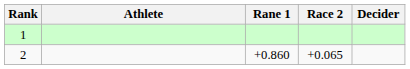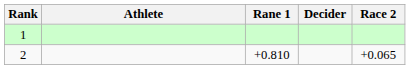columns swapped: (325, 14) <-> (378, 14)
(272, 54) +0.860 -> (272, 54) +0.810
